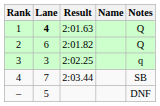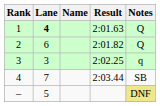columns swapped: (111, 12) <-> (78, 12)
(140, 93) no background -> (140, 93) khaki background
